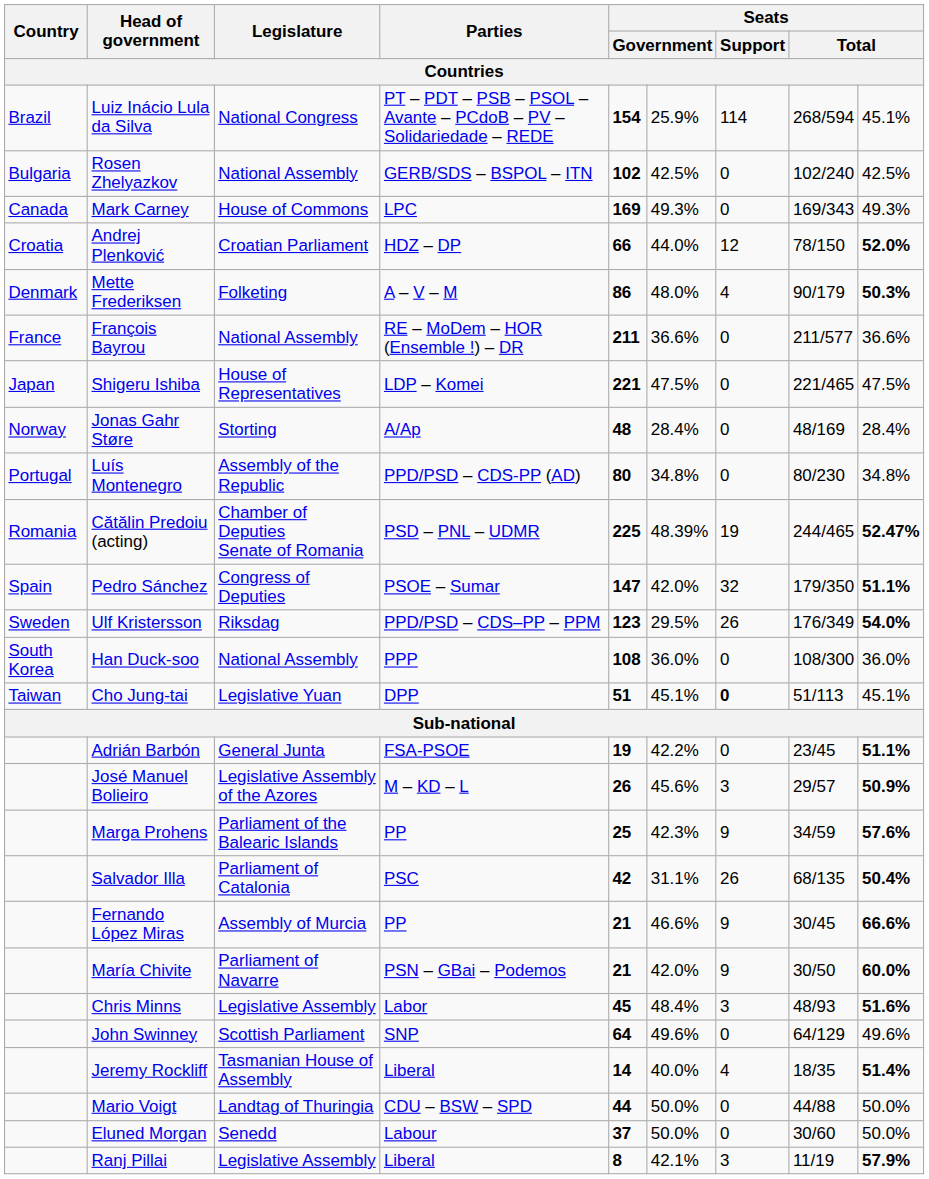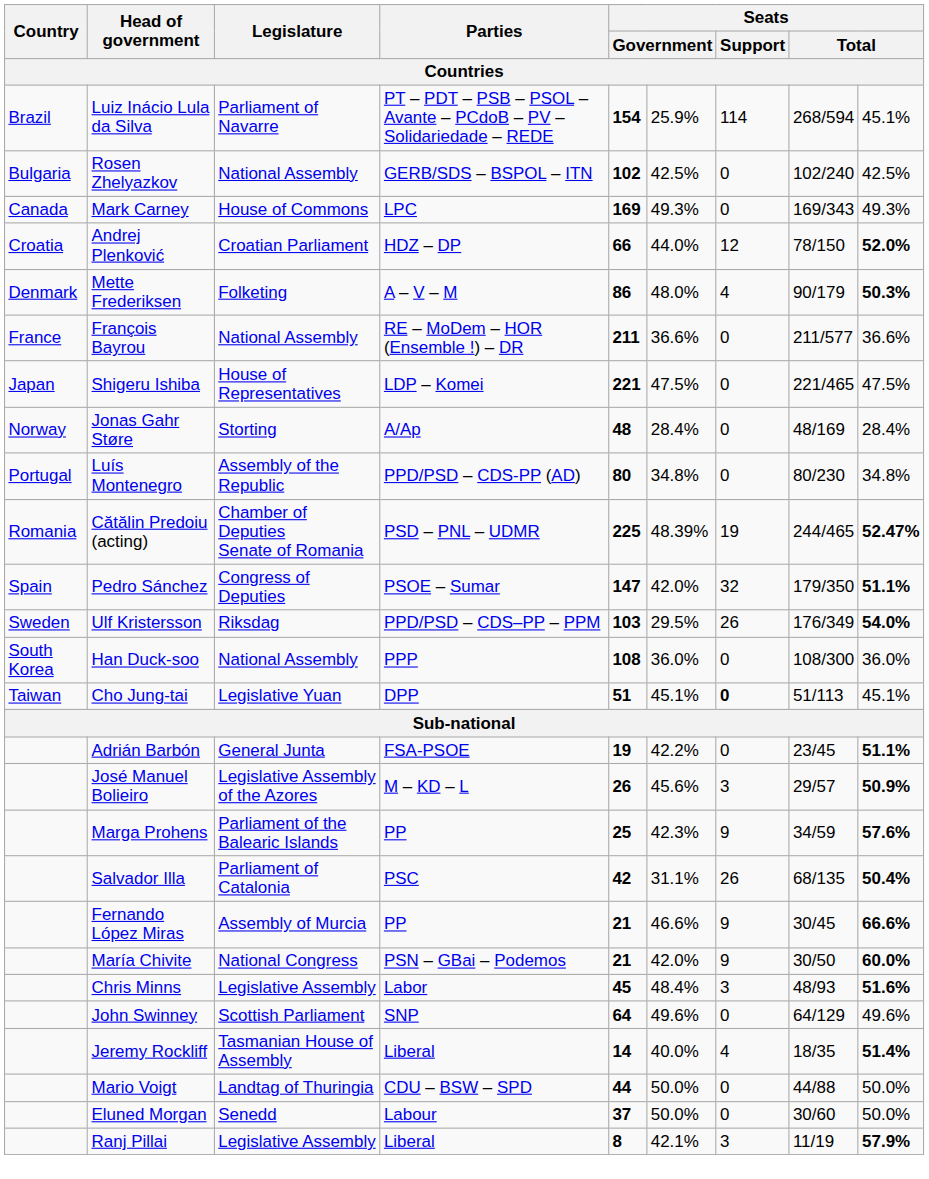(288, 117) National Congress -> (268, 117) Parliament of Navarre
(627, 623) 123 -> (627, 623) 103
(268, 970) Parliament of Navarre -> (288, 960) National Congress
